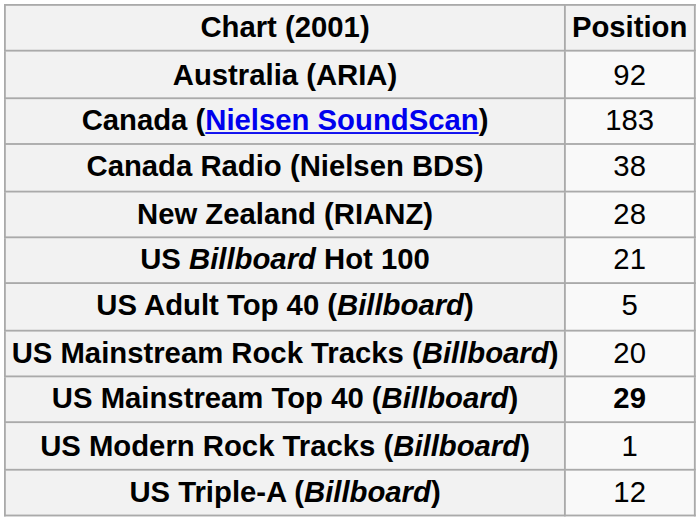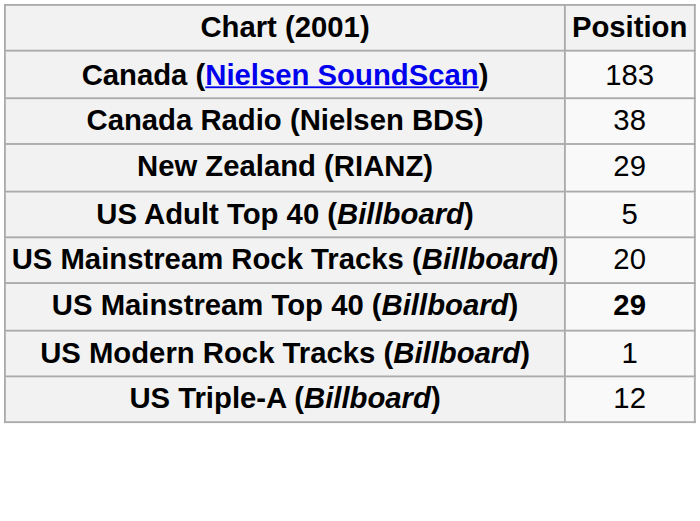- row: (285, 74)
(630, 213) 28 -> (630, 167) 29
- row: (285, 259)
